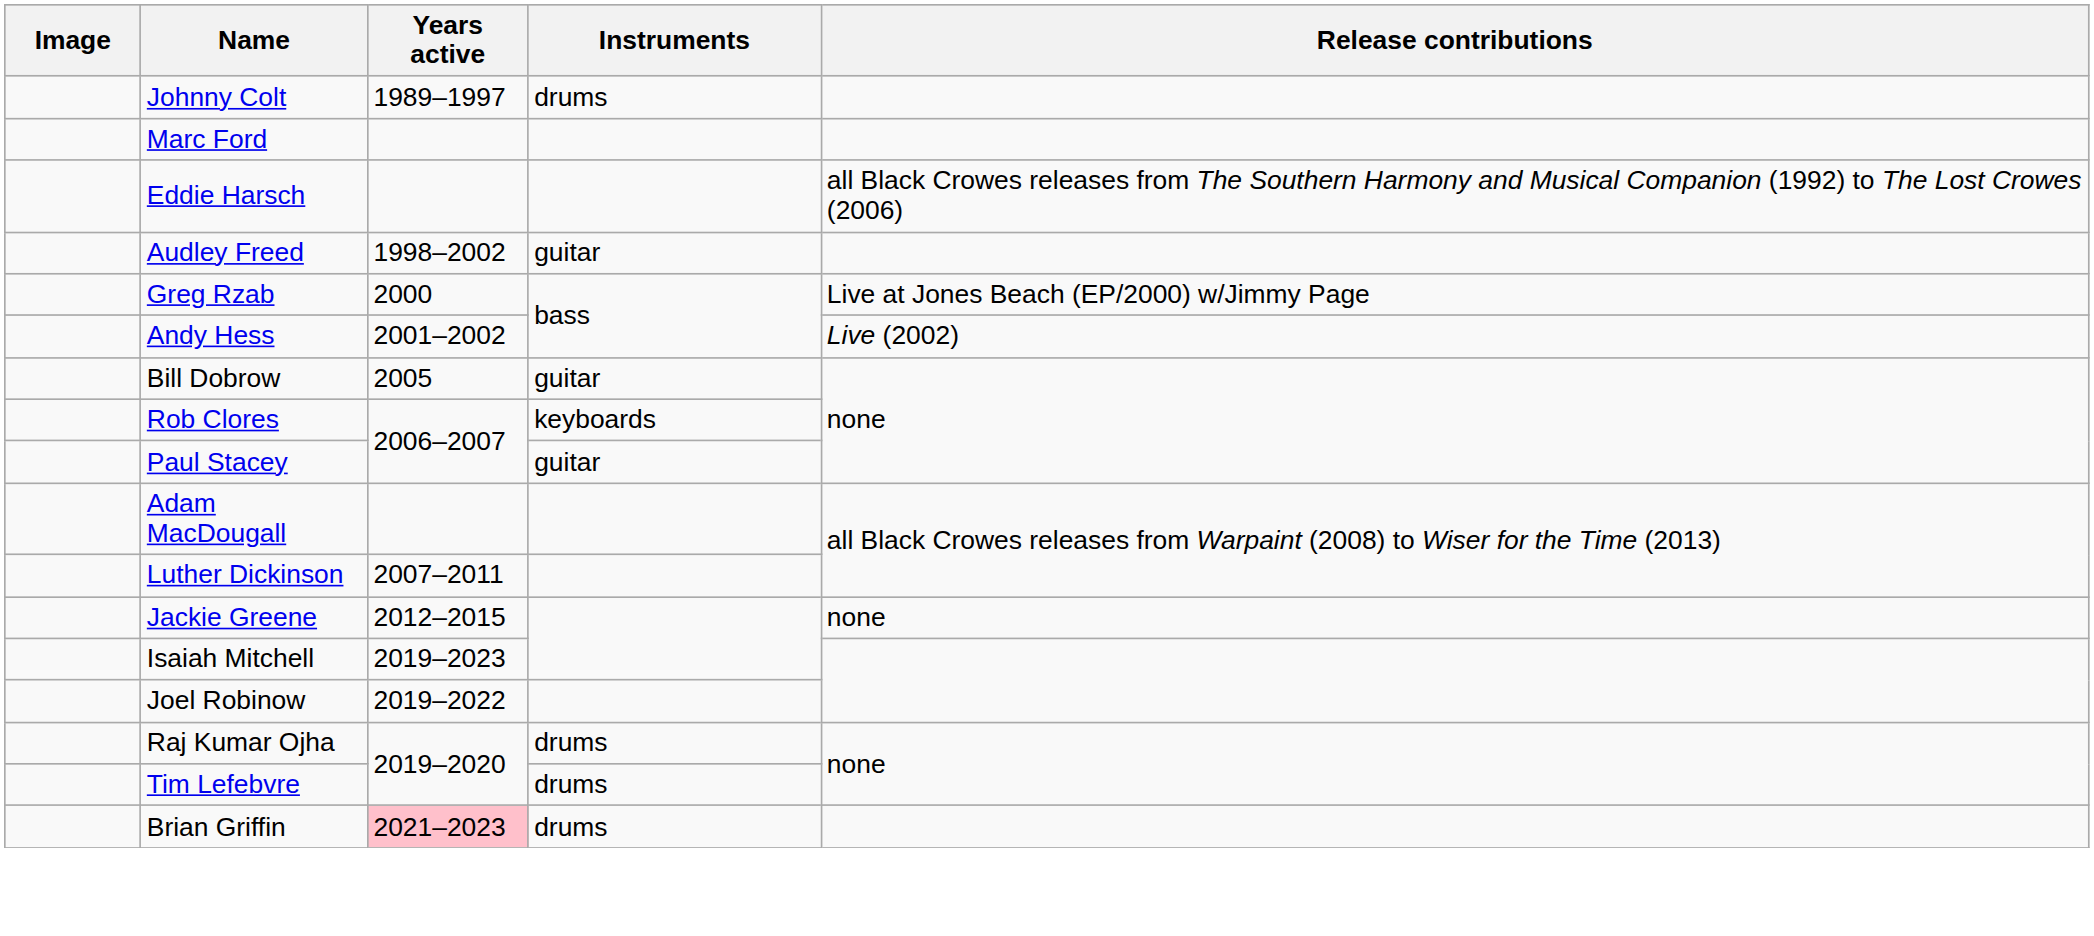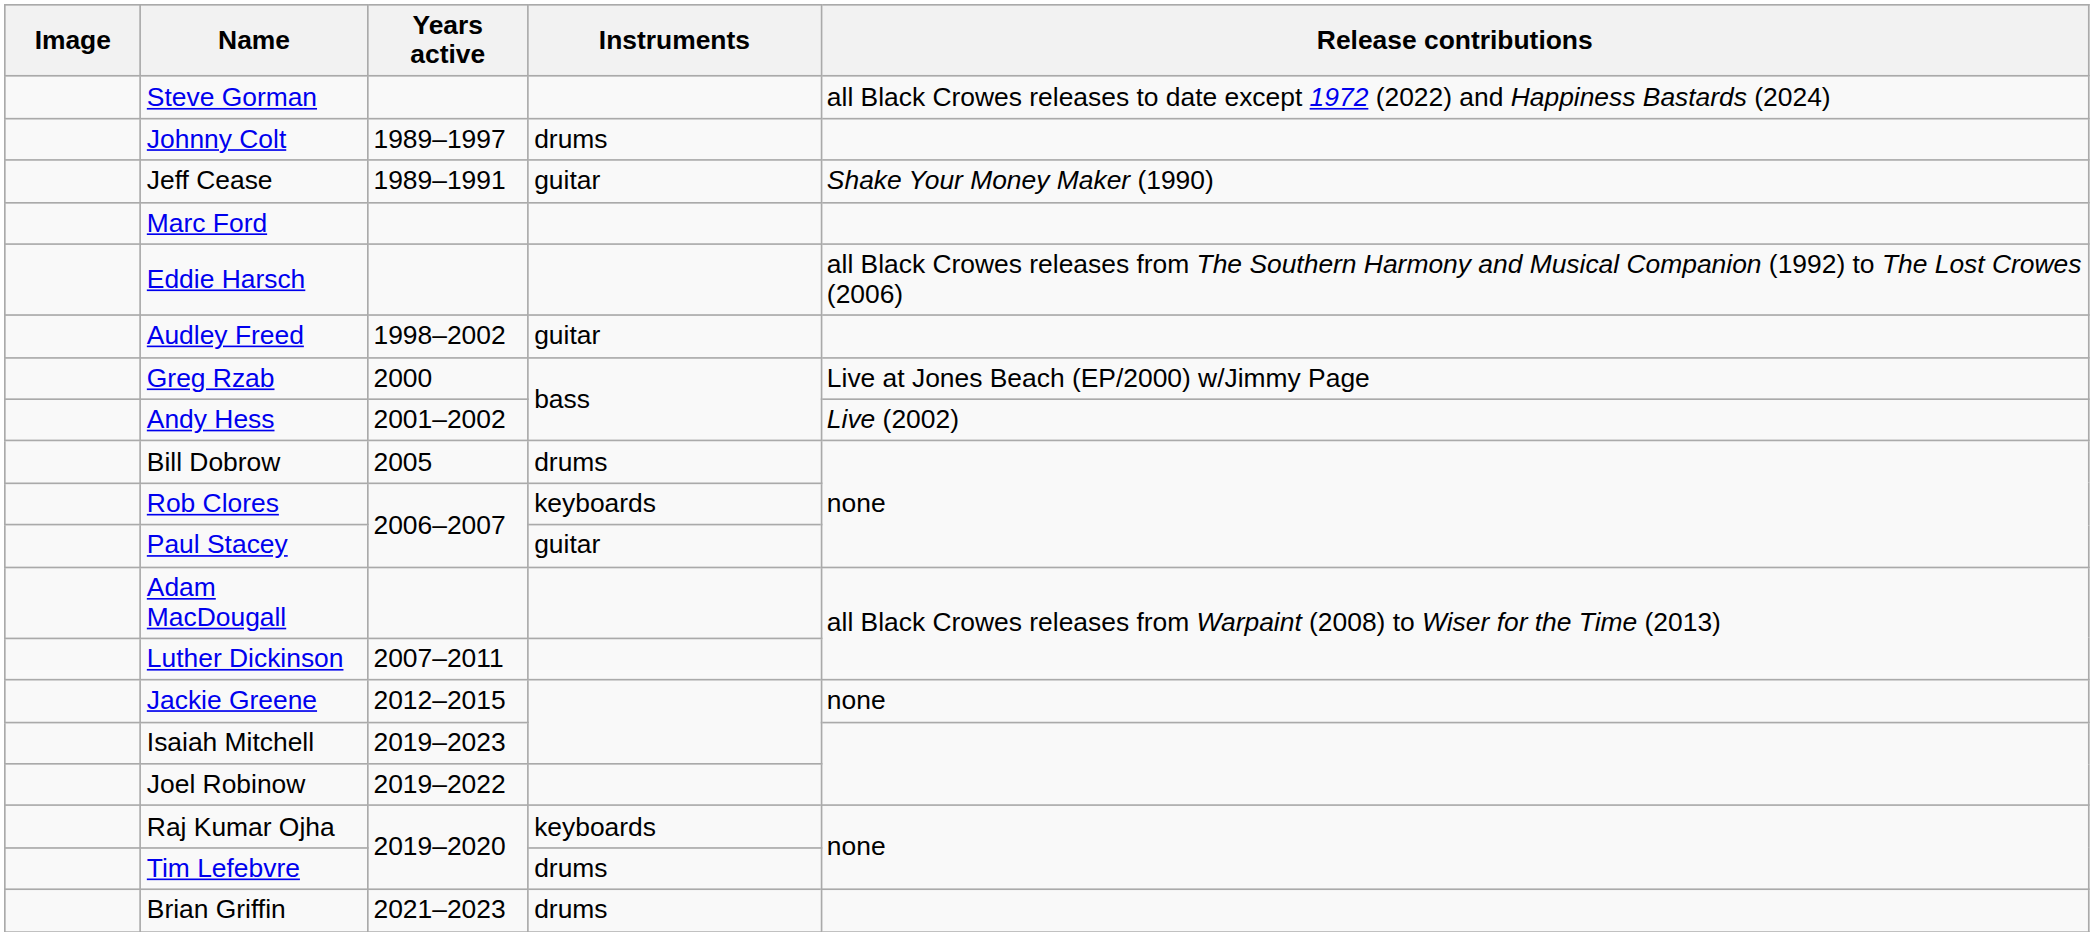+ row: (232, 97)
+ row: (210, 180)
(567, 377) guitar -> (571, 461) drums
(571, 742) drums -> (595, 826) keyboards
(440, 826) pink background -> (440, 910) no background
